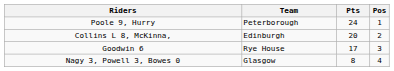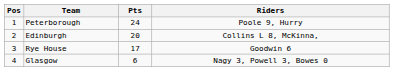columns swapped: (380, 11) <-> (123, 11)
(353, 61) 8 -> (135, 61) 6
